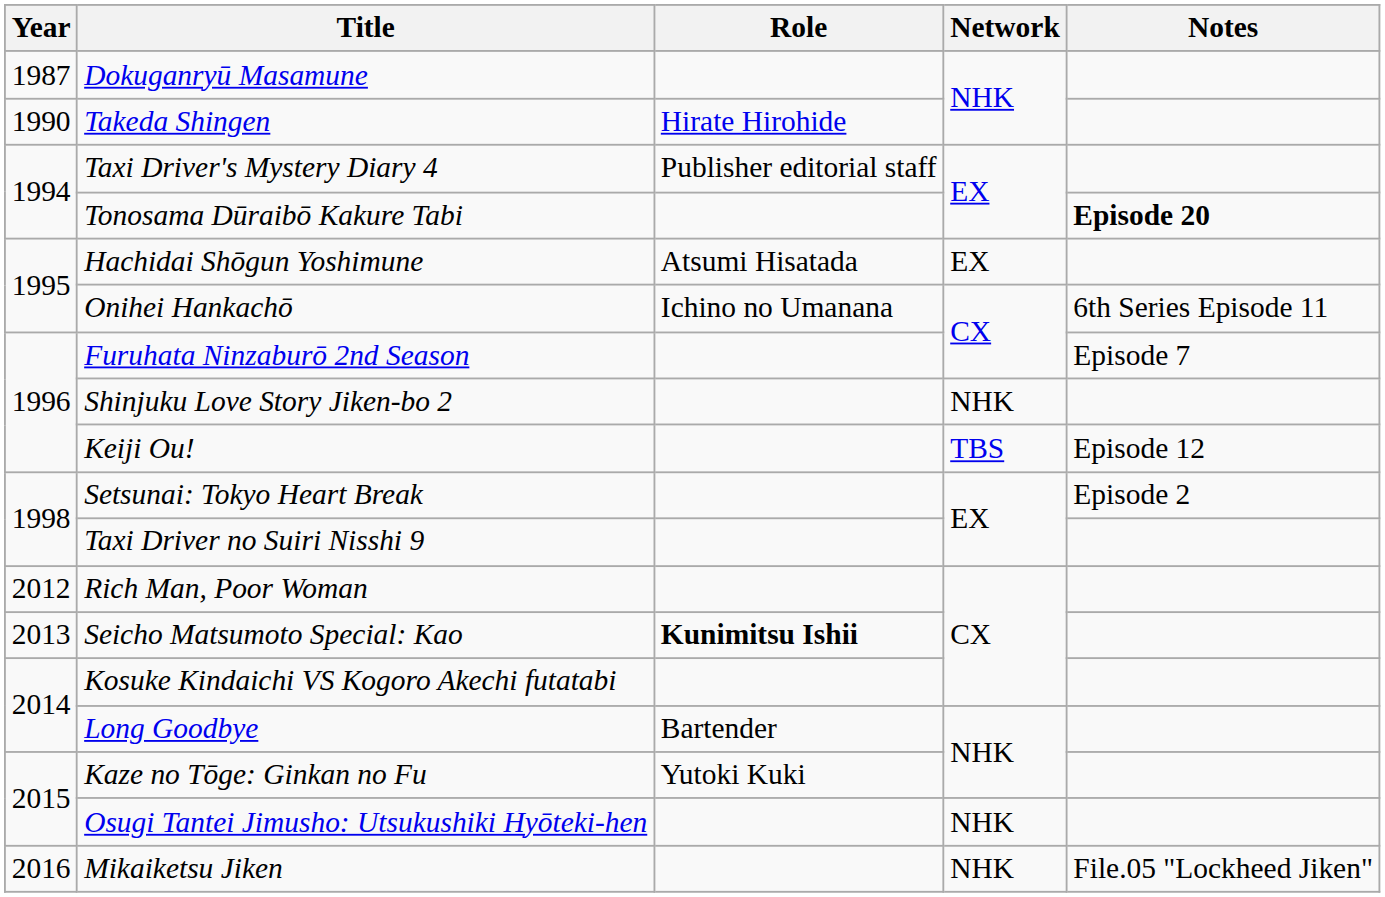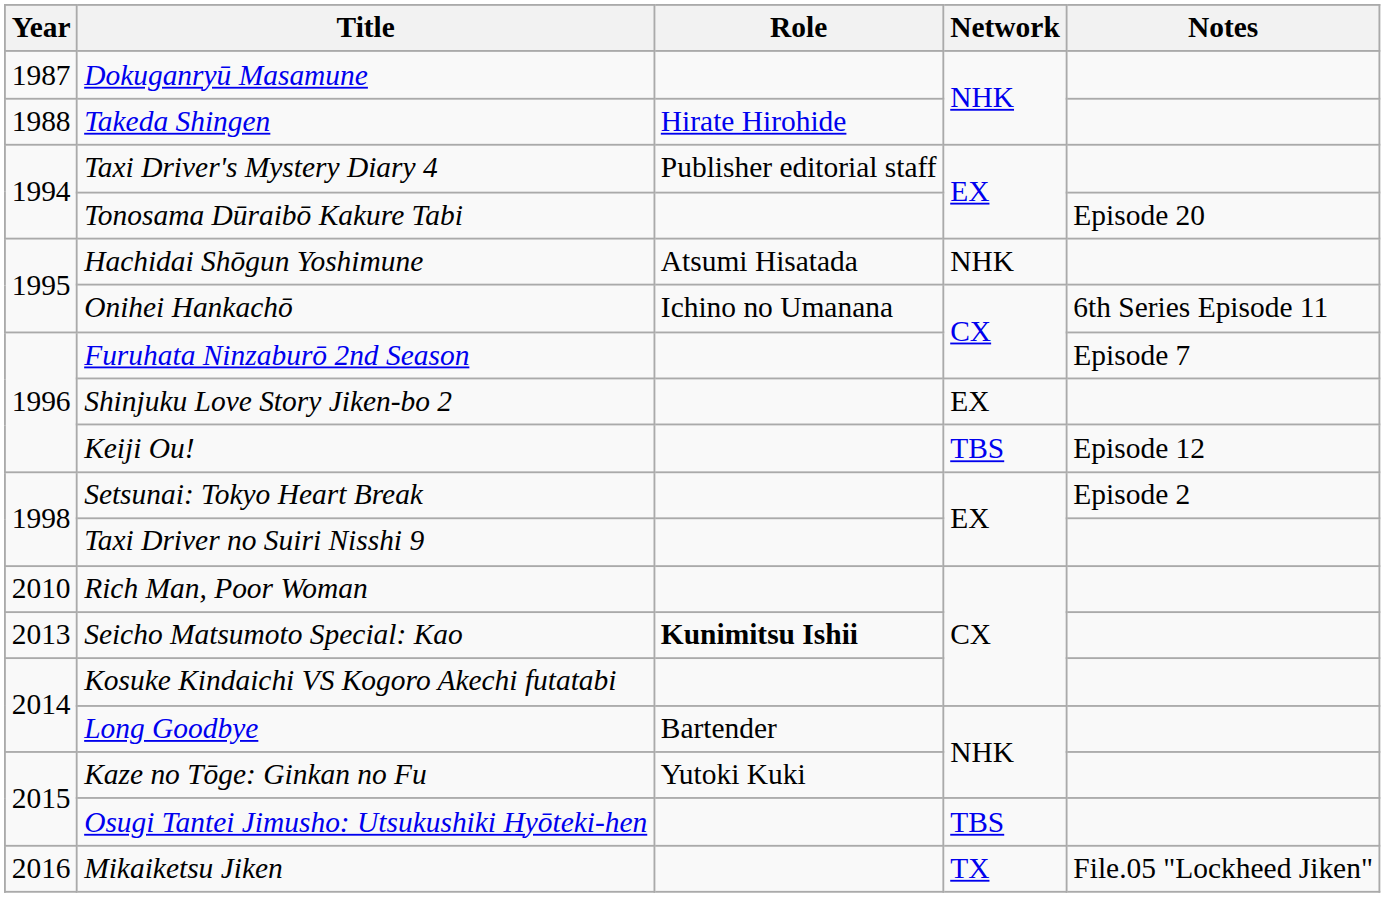(41, 121) 1990 -> (41, 121) 1988
(1142, 214) bold -> (1139, 214) normal
(970, 261) EX -> (982, 261) NHK
(982, 401) NHK -> (970, 401) EX
(41, 588) 2012 -> (41, 588) 2010
(982, 821) NHK -> (977, 821) TBS
(982, 868) NHK -> (970, 868) TX
